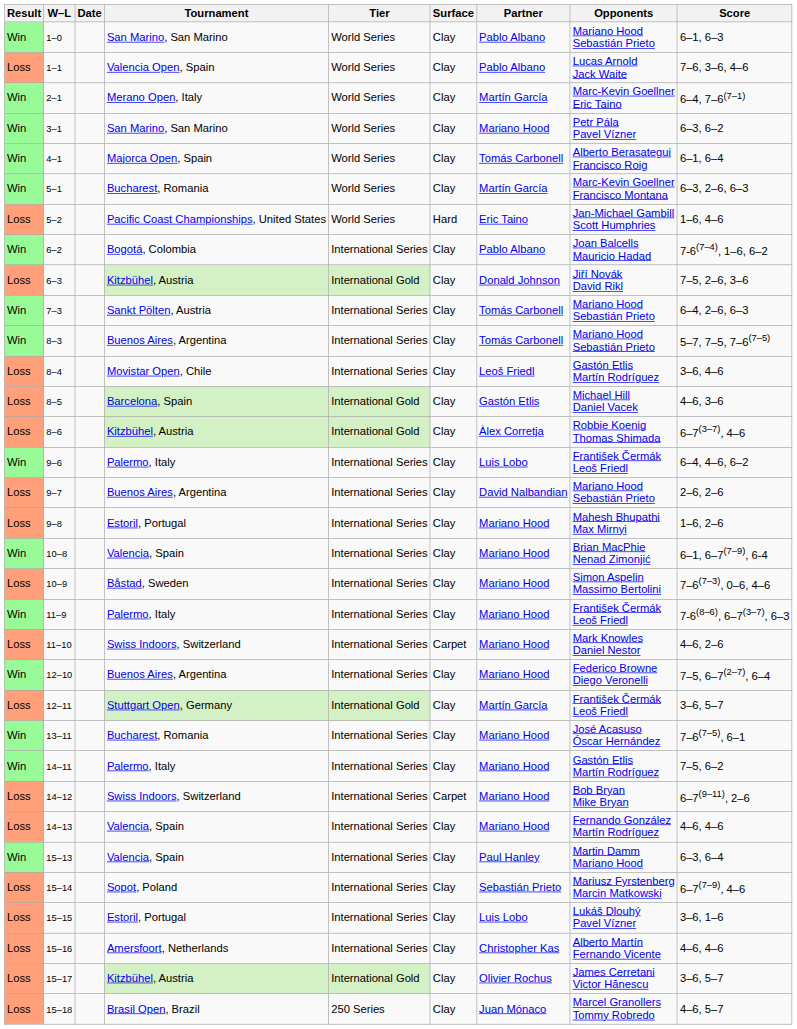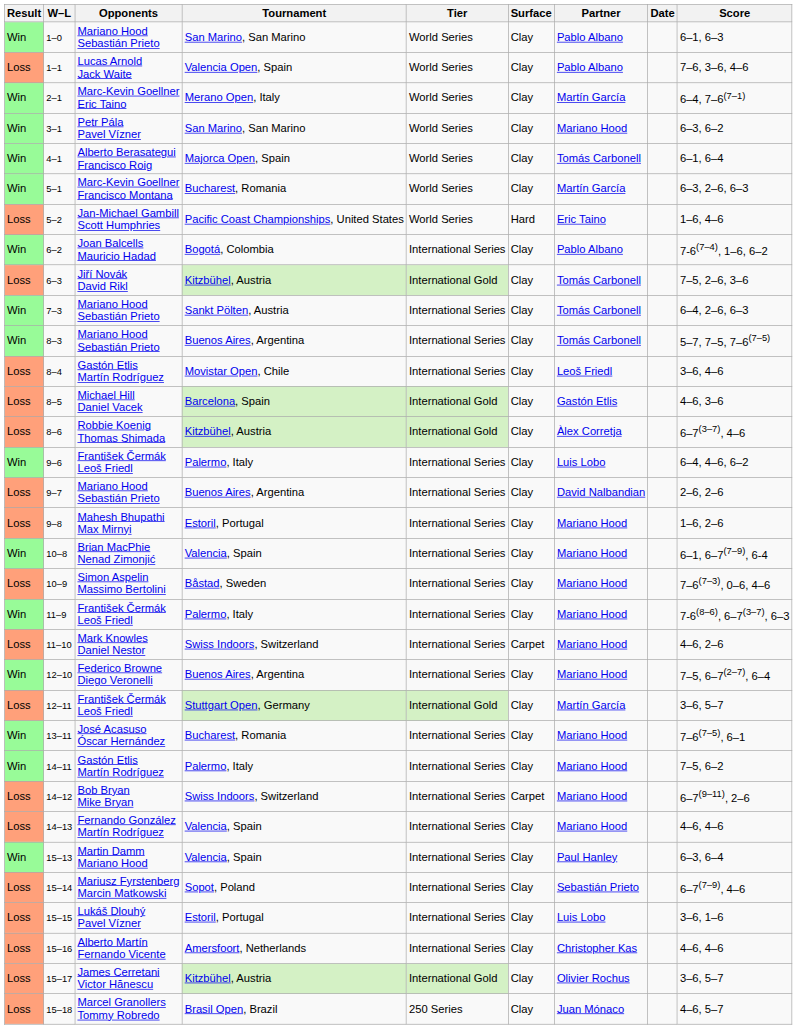columns swapped: (90, 13) <-> (624, 13)
(520, 280) Donald Johnson -> (599, 280) Tomás Carbonell
